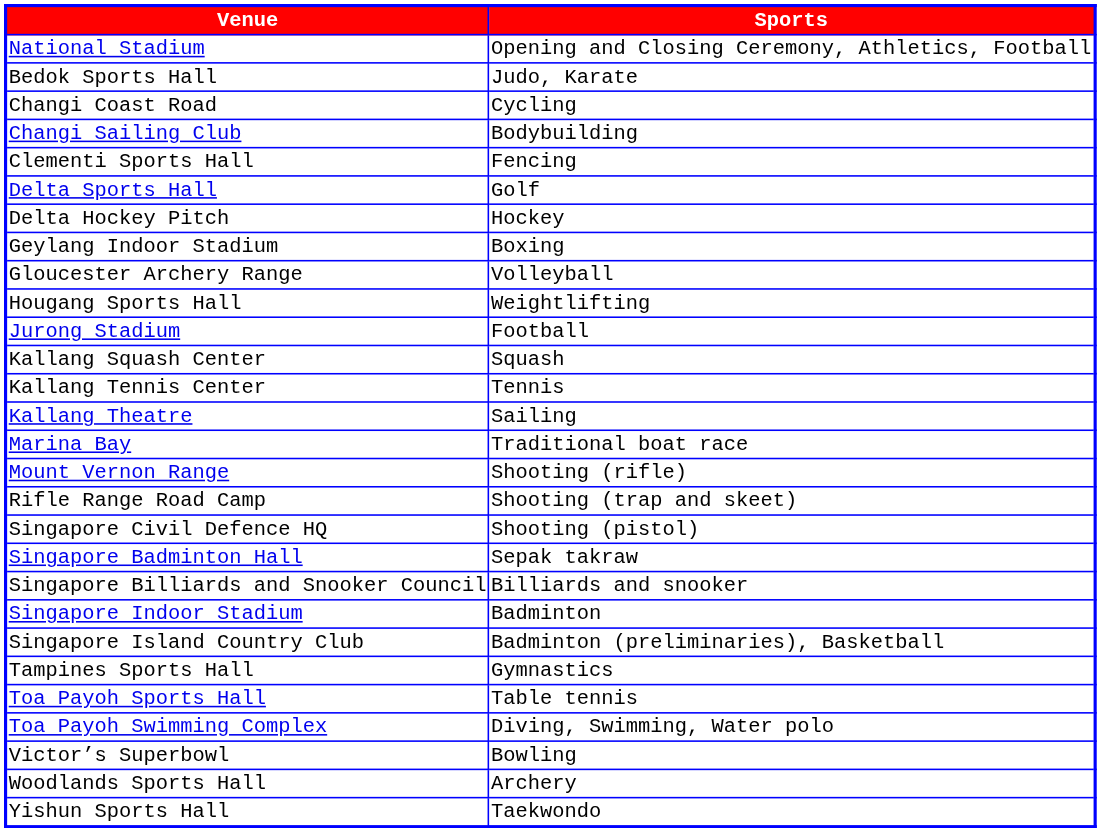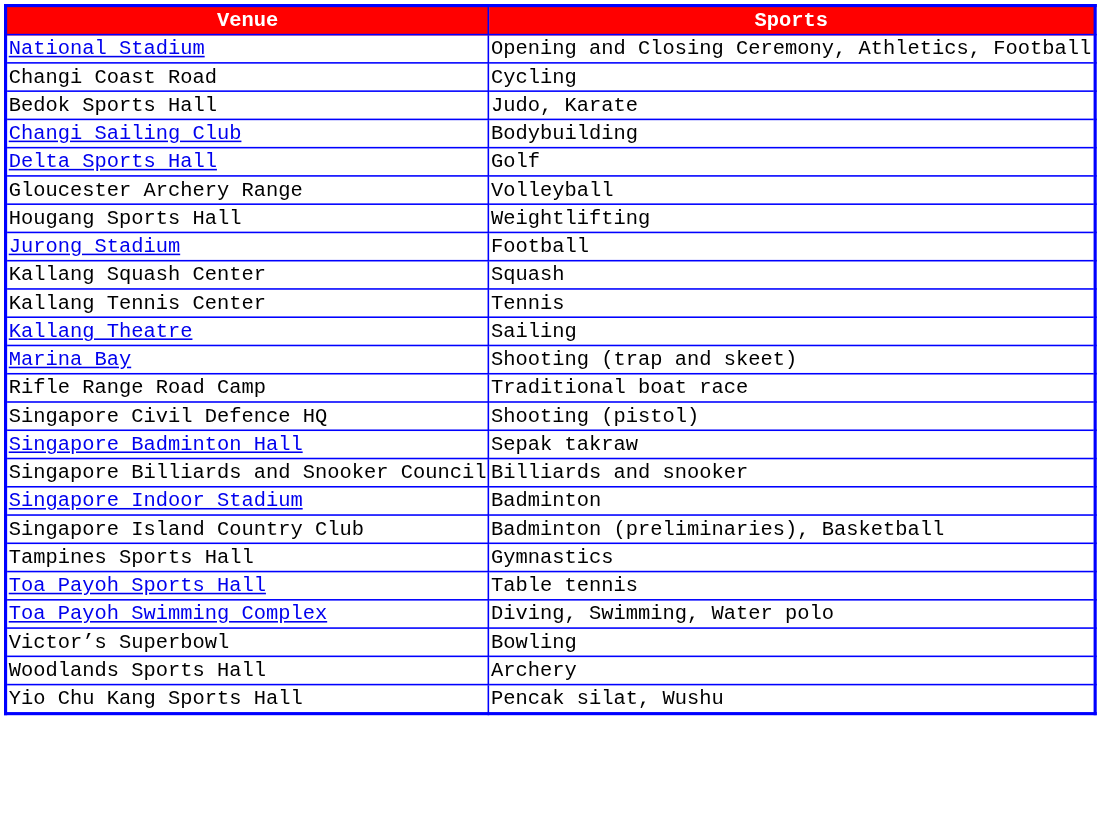rows swapped: (113, 77) <-> (113, 105)
- row: (131, 162)
- row: (119, 218)
- row: (143, 247)
(620, 444) Traditional boat race -> (644, 360) Shooting (trap and skeet)
- row: (119, 473)
(644, 501) Shooting (trap and skeet) -> (620, 388) Traditional boat race
+ row: (156, 699)
- row: (119, 812)
